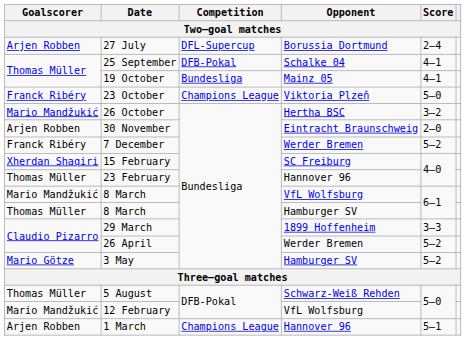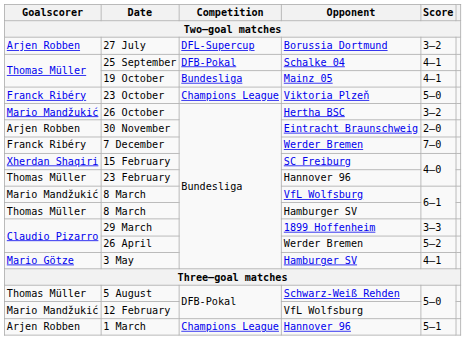(432, 46) 2–4 -> (432, 46) 3–2
(432, 145) 5–2 -> (432, 145) 7–0
(432, 261) 5–2 -> (432, 261) 4–1
